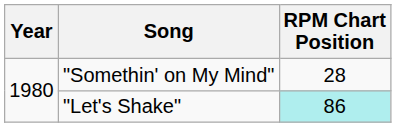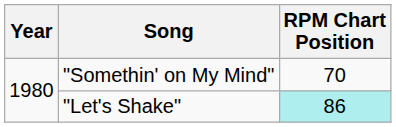(335, 74) 28 -> (335, 74) 70
